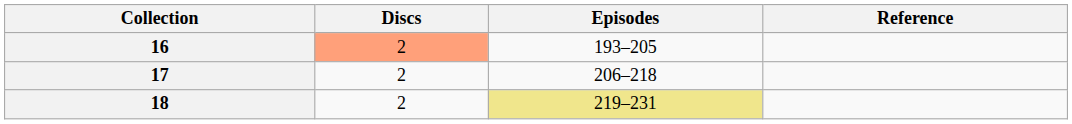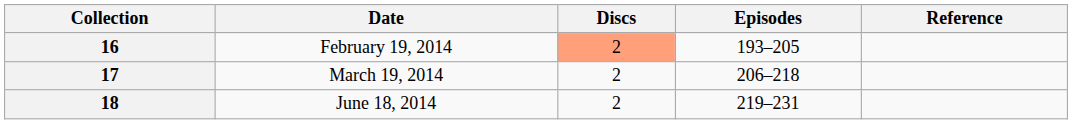+ column: (386, 18)
(625, 103) khaki background -> (768, 103) no background
